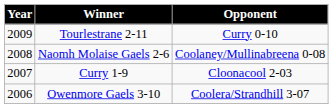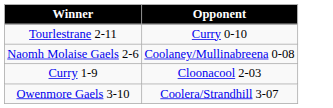- column: (20, 14)
